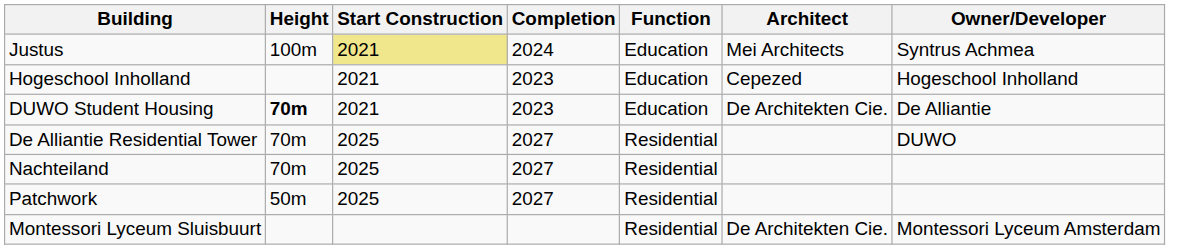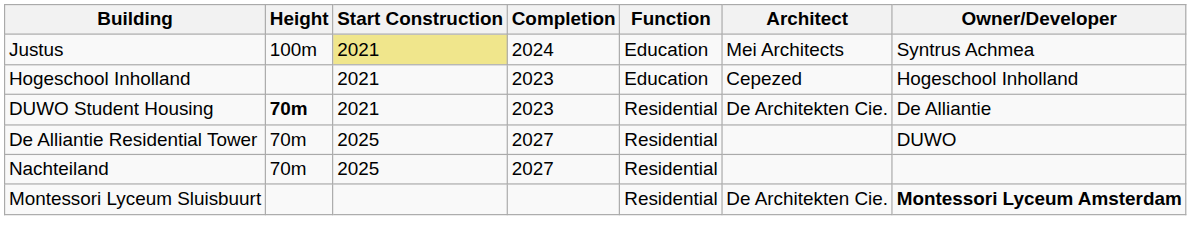(666, 109) Education -> (671, 109) Residential
- row: (53, 199)
(1029, 229) normal -> (1039, 199) bold
